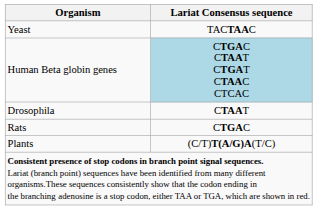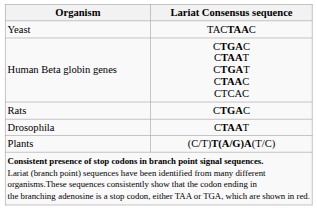(231, 70) lightblue background -> (231, 70) no background
rows swapped: (31, 110) <-> (17, 127)
